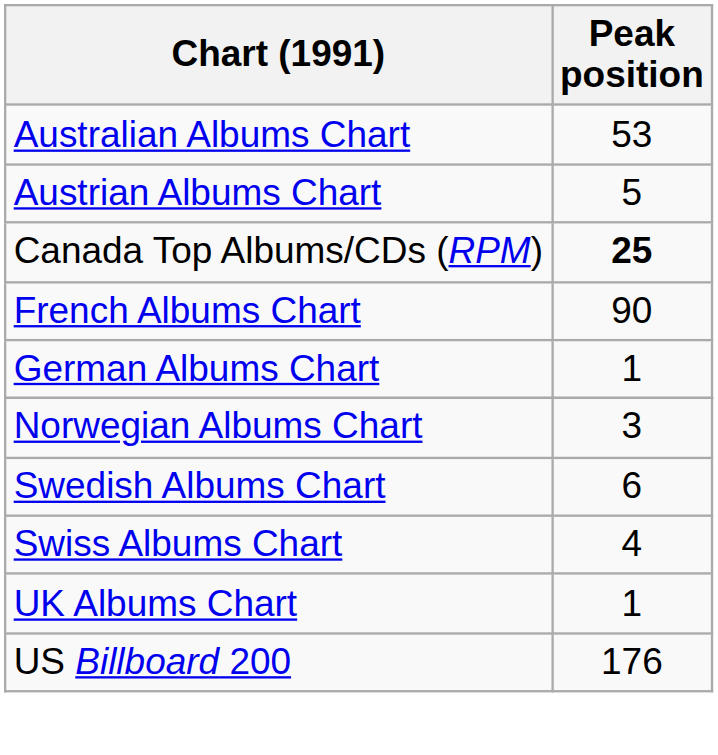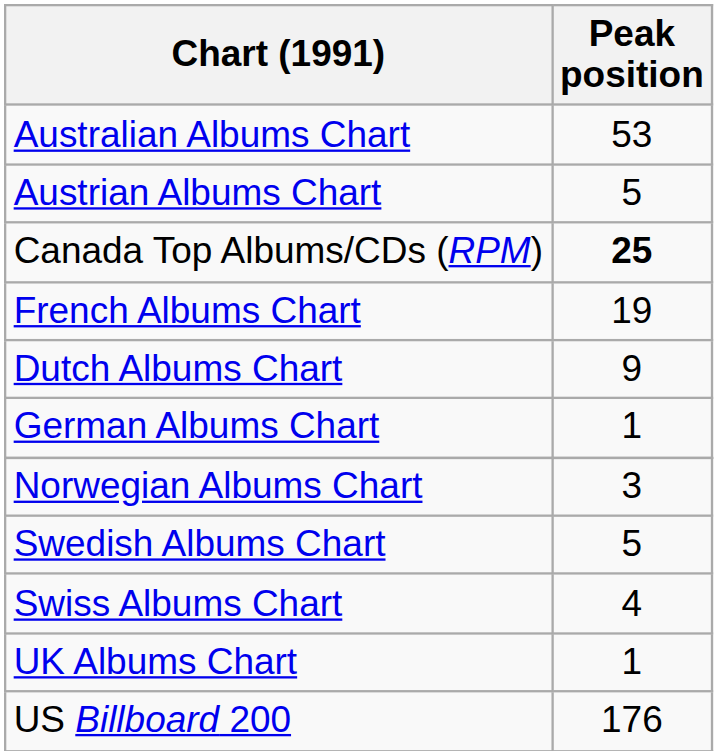(632, 309) 90 -> (632, 309) 19
+ row: (178, 368)
(632, 485) 6 -> (632, 544) 5
